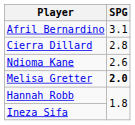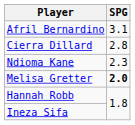(118, 62) 2.6 -> (118, 62) 2.3
